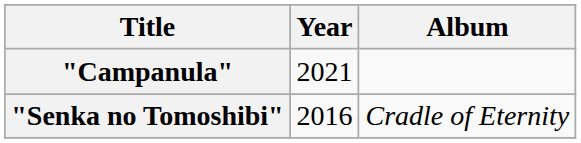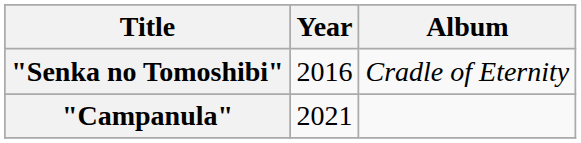rows swapped: (148, 115) <-> (147, 71)
